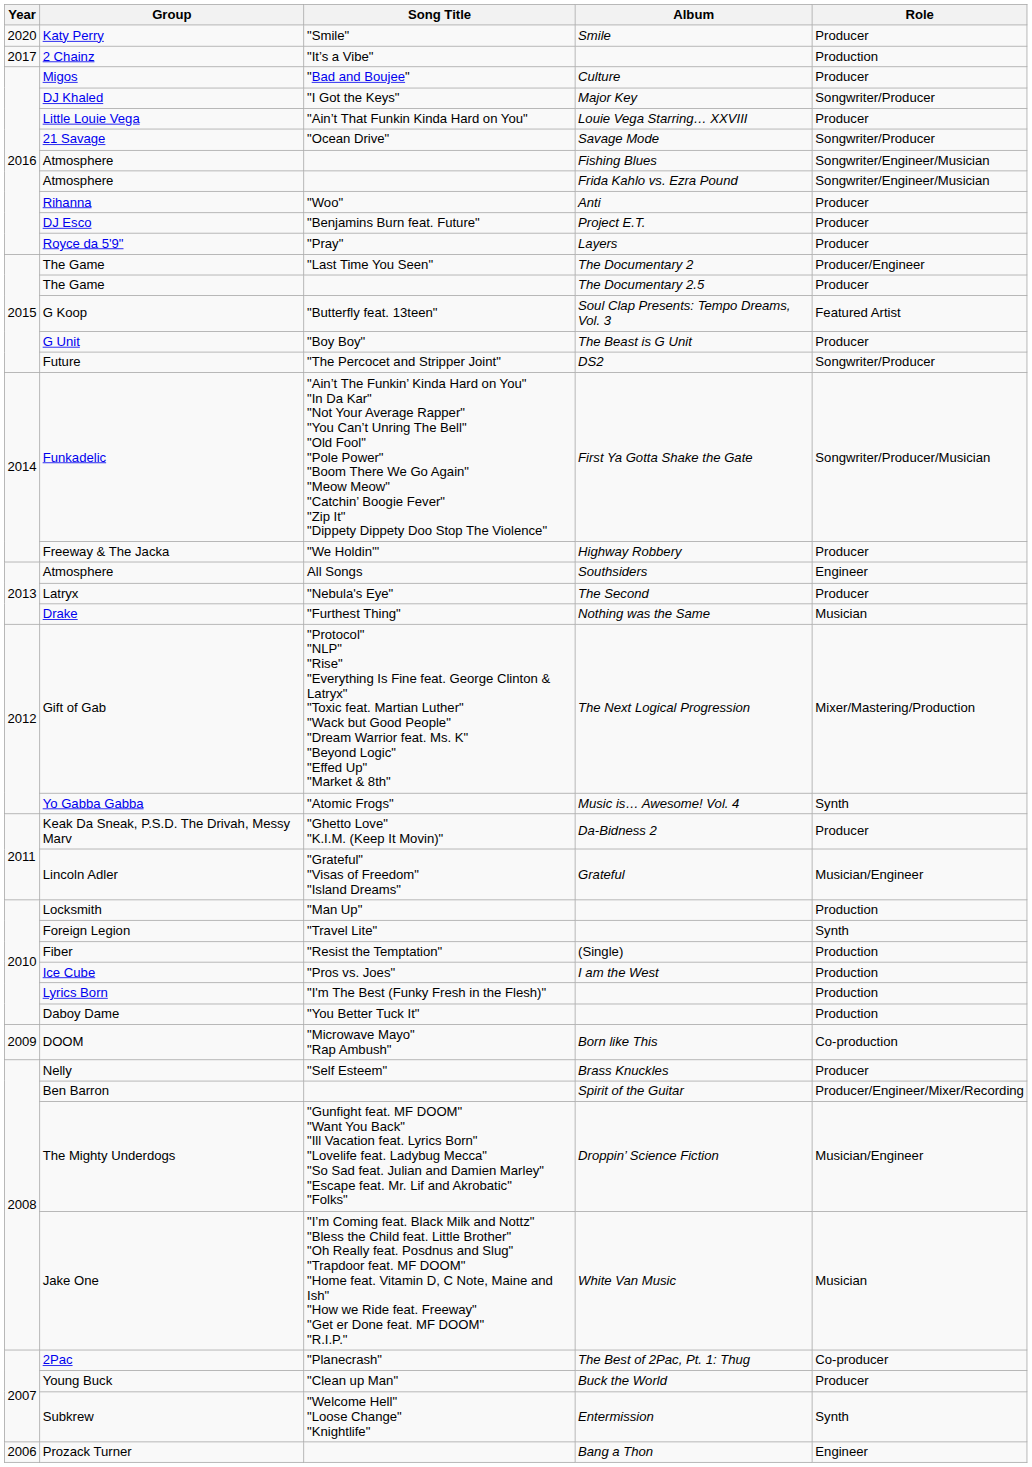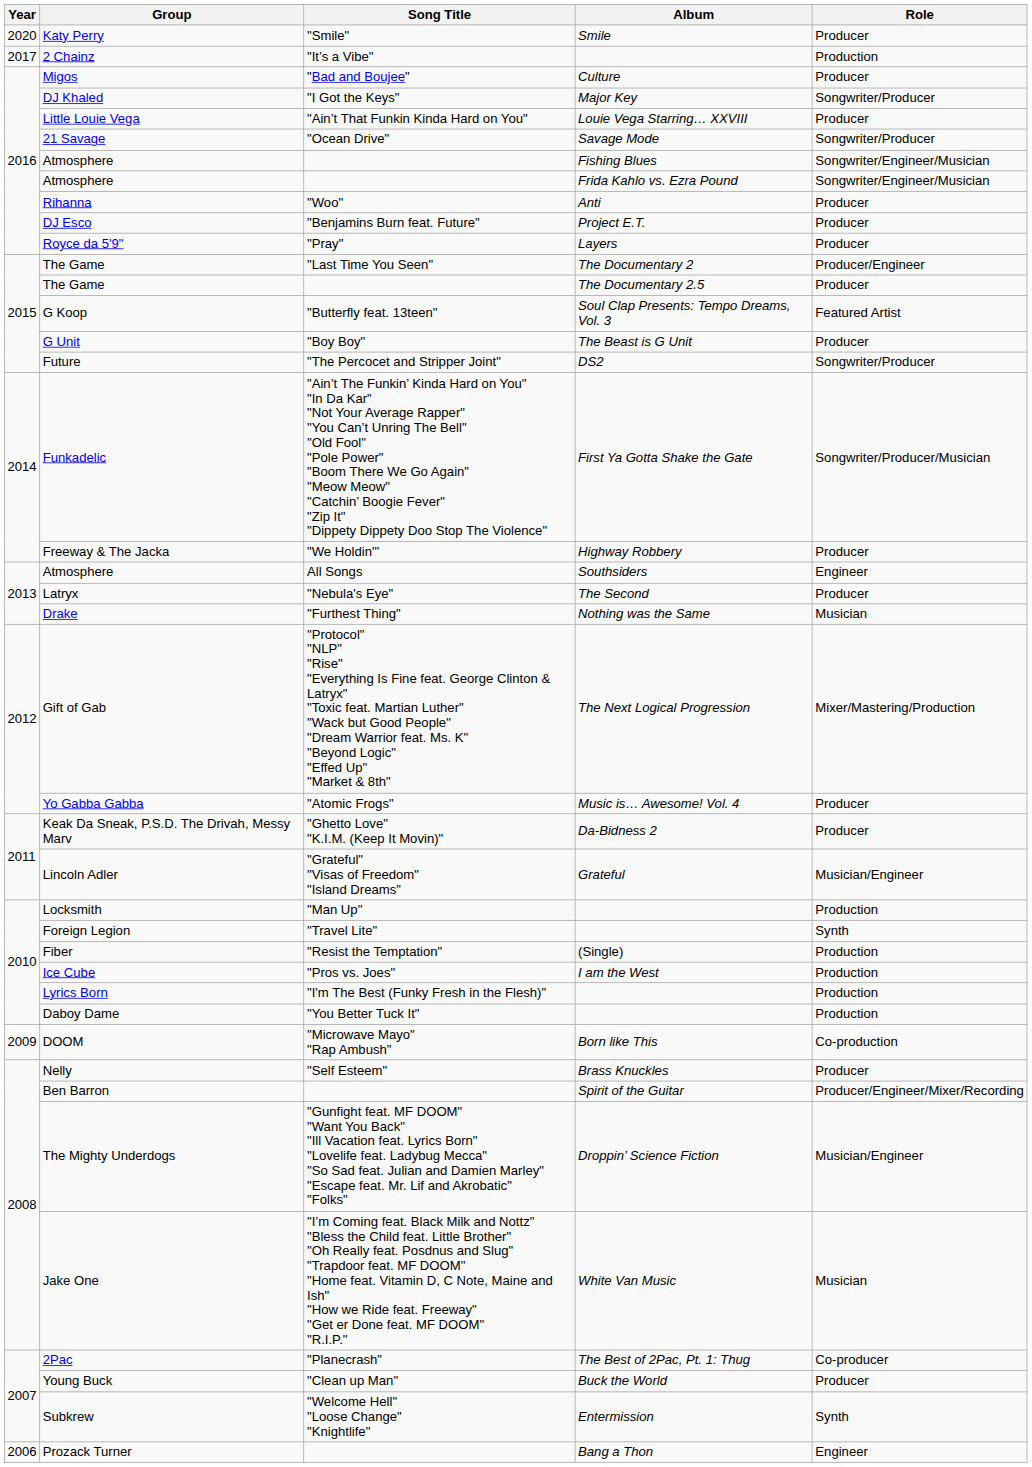(832, 803) Synth -> (842, 803) Producer
